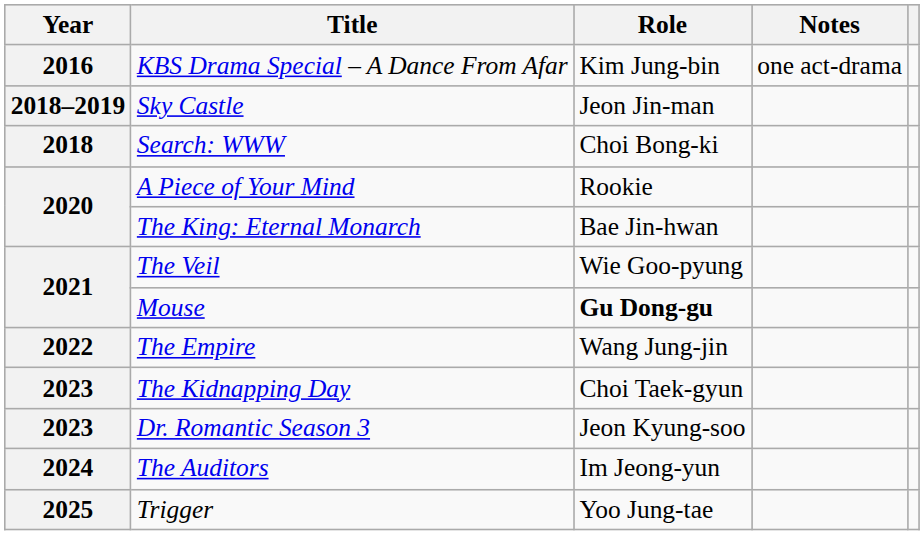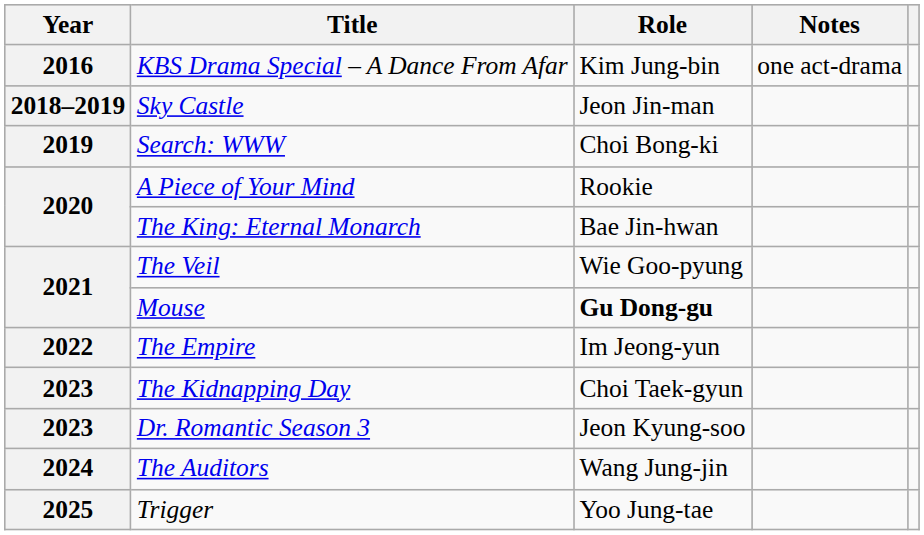(68, 145) 2018 -> (68, 145) 2019
(654, 347) Wang Jung-jin -> (650, 347) Im Jeong-yun
(650, 468) Im Jeong-yun -> (654, 468) Wang Jung-jin
